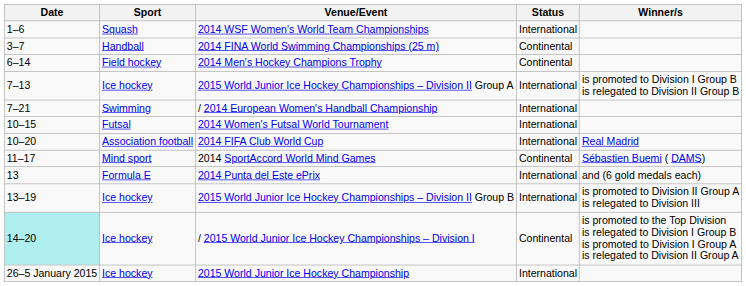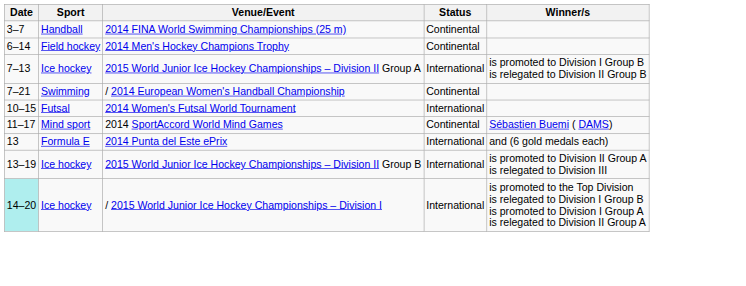- row: (313, 29)
(548, 108) International -> (453, 91) Continental
- row: (261, 141)
(546, 238) Continental -> (455, 205) International
- row: (303, 273)
